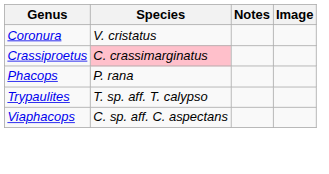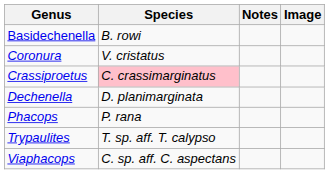+ row: (51, 35)
+ row: (40, 96)
